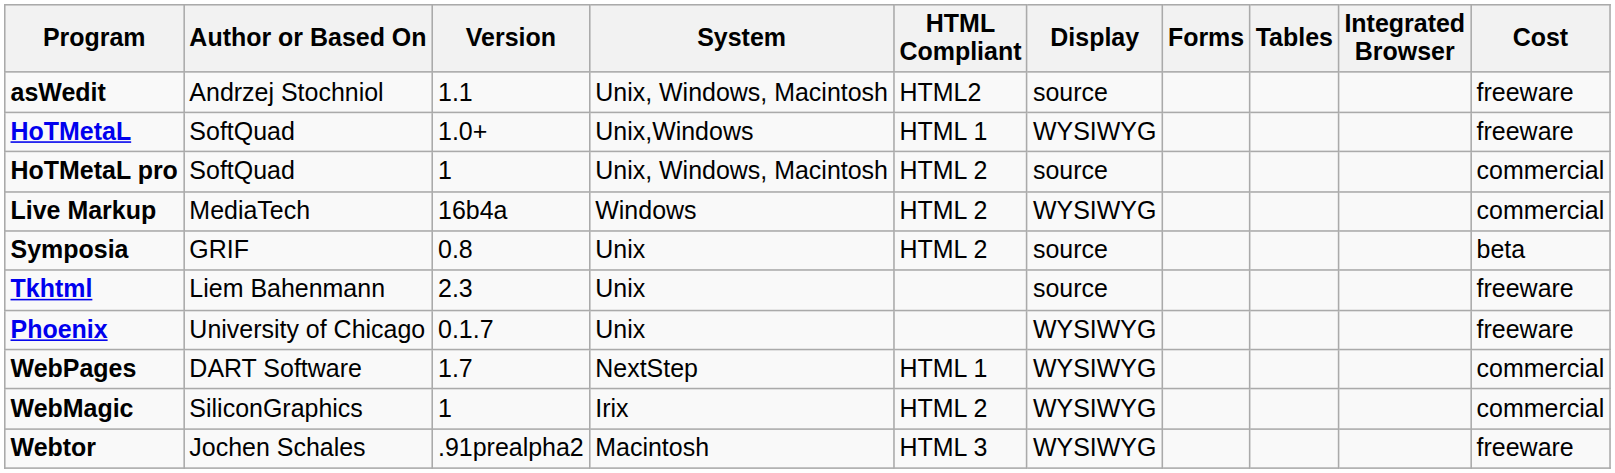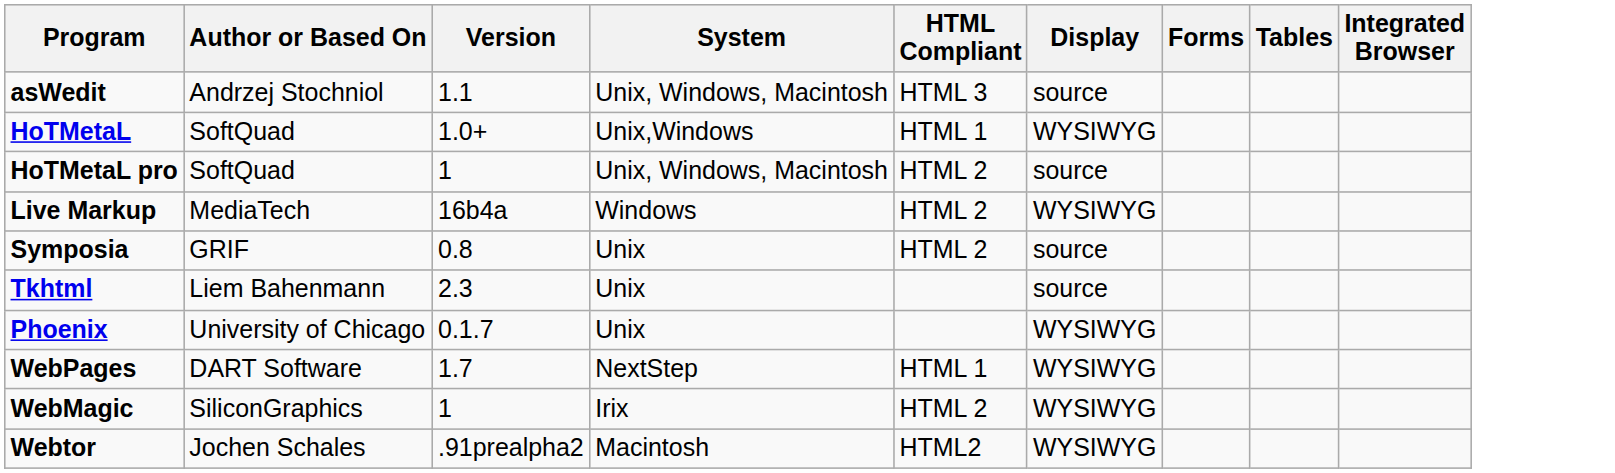- column: (1540, 38)
(940, 91) HTML2 -> (943, 91) HTML 3
(943, 448) HTML 3 -> (940, 448) HTML2
